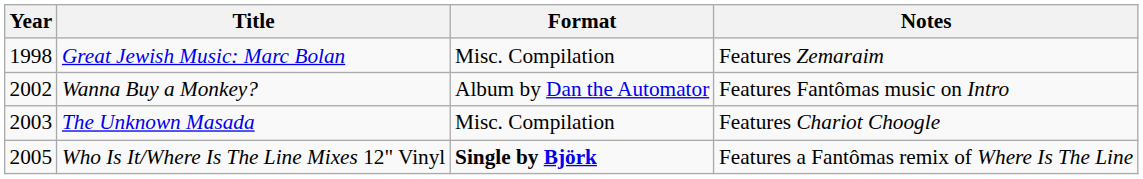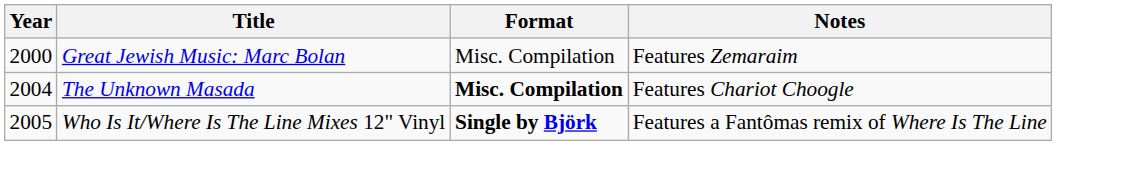(31, 55) 1998 -> (31, 55) 2000
- row: (160, 88)
(31, 122) 2003 -> (31, 88) 2004
(535, 122) normal -> (539, 88) bold
